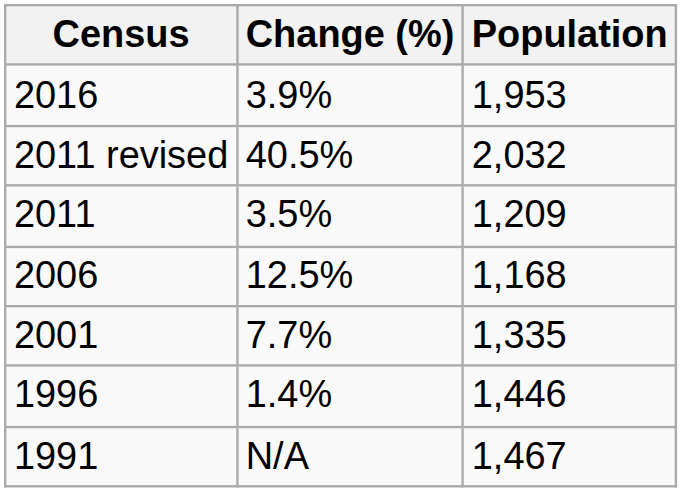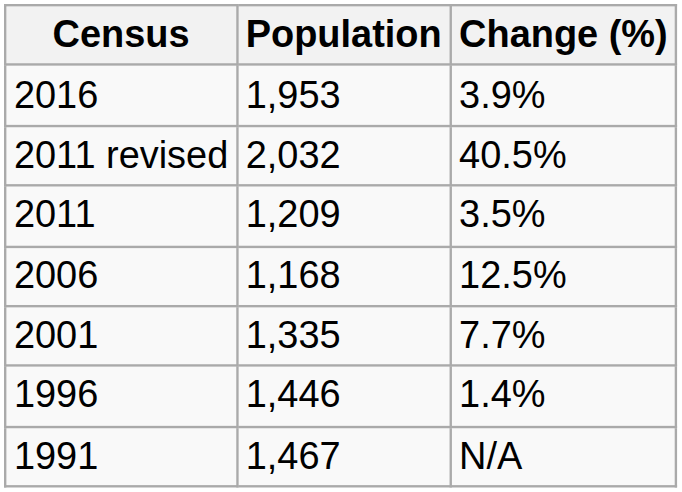columns swapped: (570, 34) <-> (350, 34)
